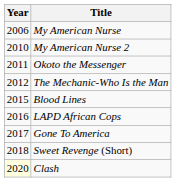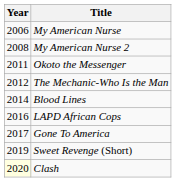(18, 47) 2010 -> (18, 47) 2008
(18, 99) 2015 -> (18, 99) 2014
(18, 151) 2018 -> (18, 151) 2019
